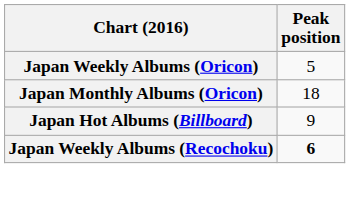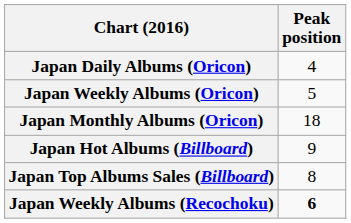+ row: (141, 65)
+ row: (141, 176)
